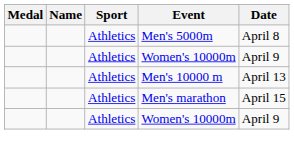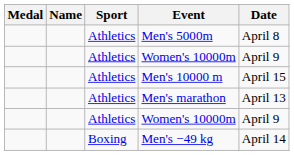(264, 77) April 13 -> (264, 77) April 15
(264, 98) April 15 -> (264, 98) April 13
+ row: (107, 139)
